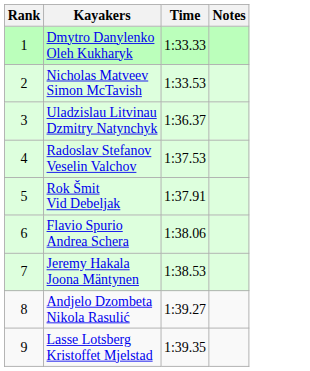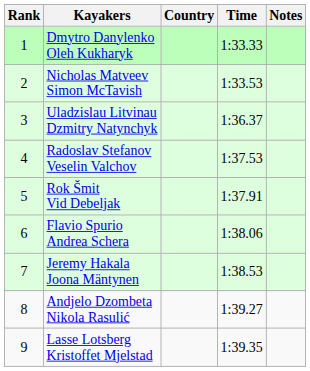+ column: (189, 15)
